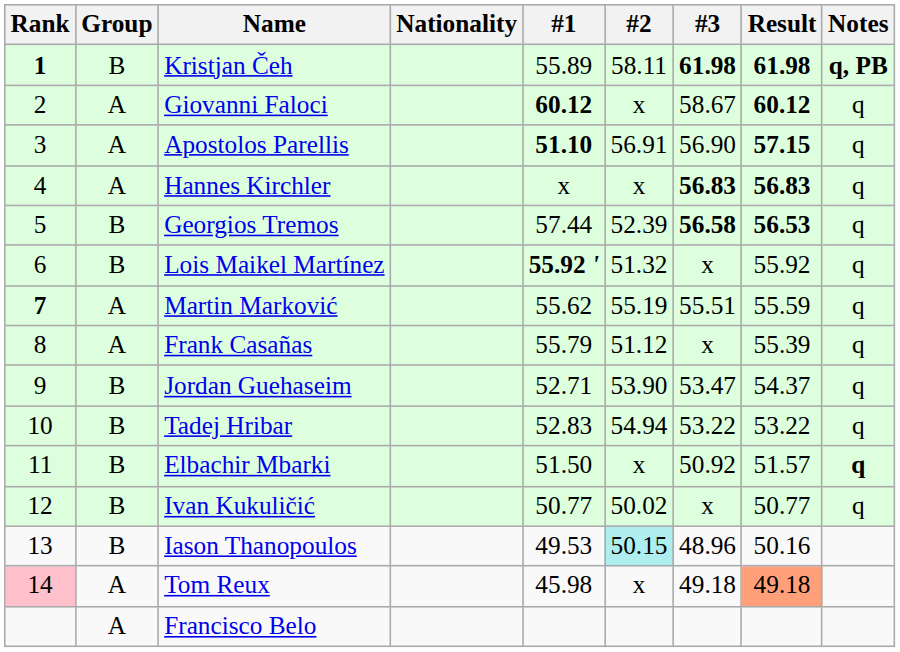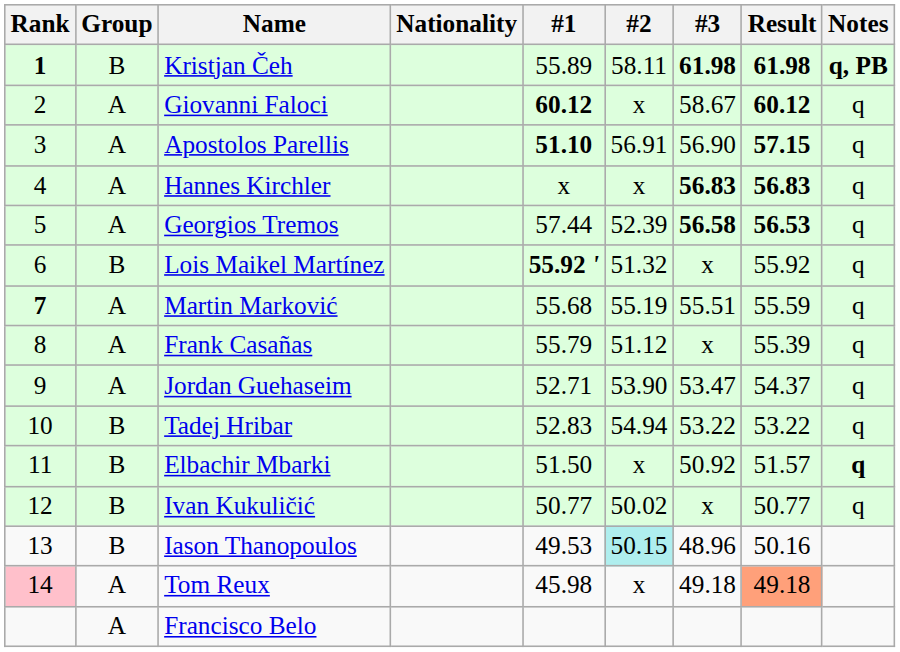(117, 225) B -> (117, 225) A
(564, 305) 55.62 -> (564, 305) 55.68
(117, 385) B -> (117, 385) A
